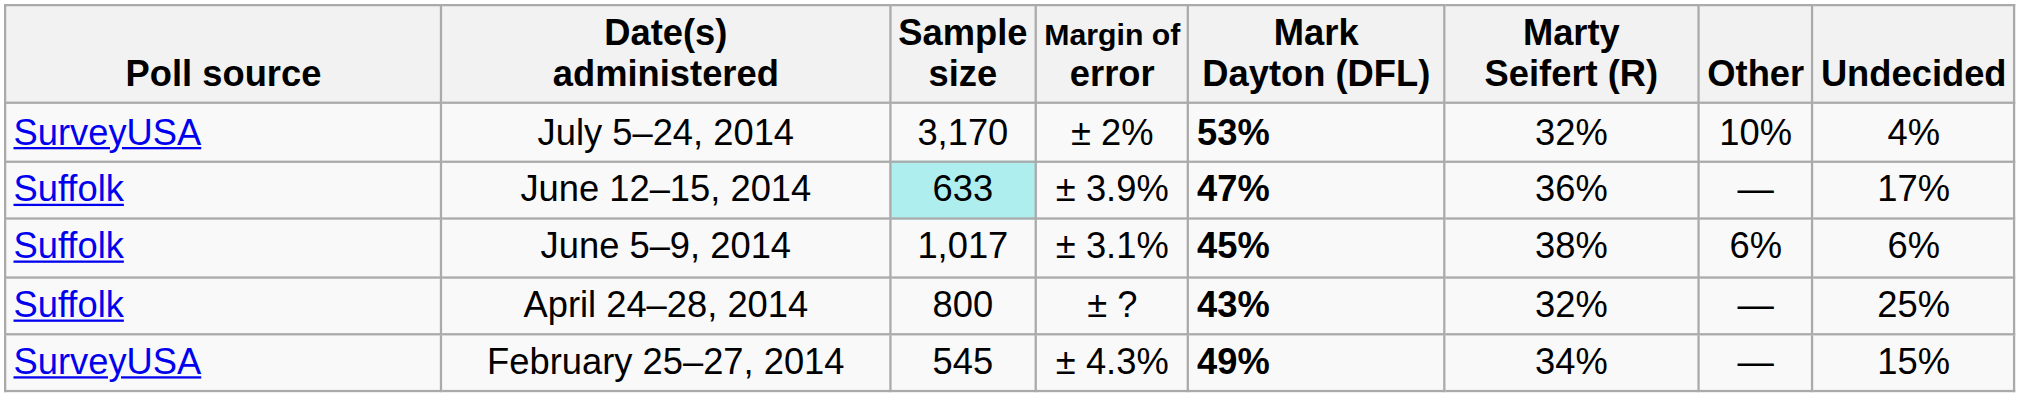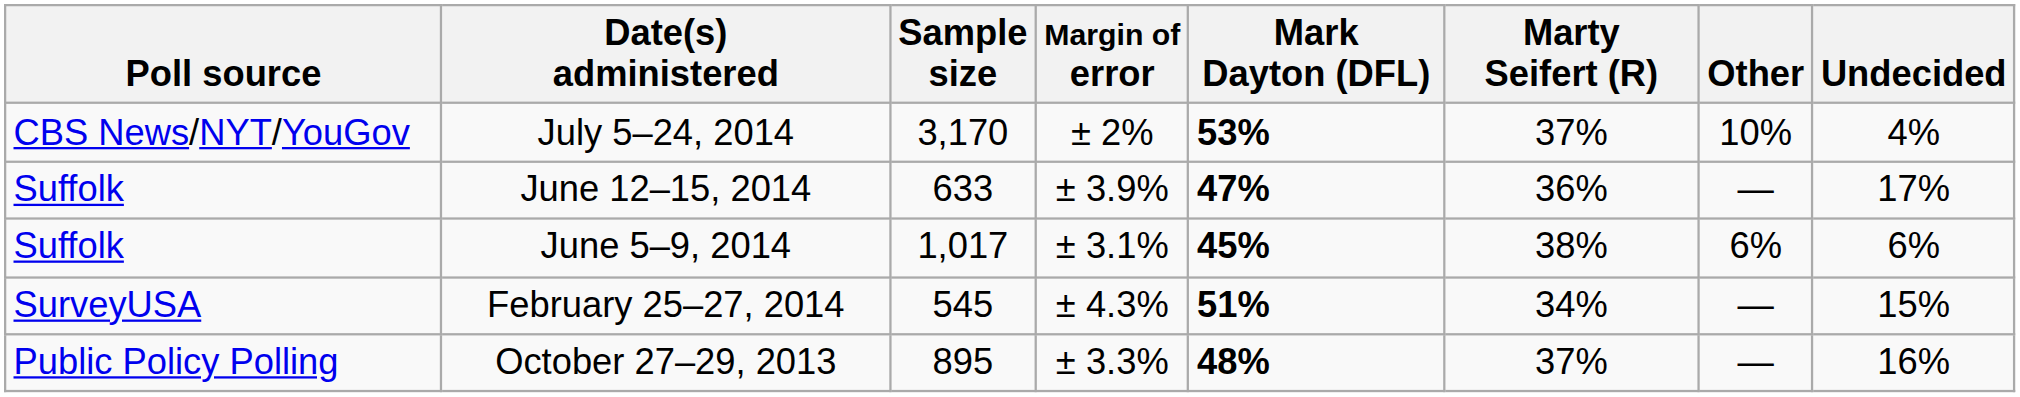(107, 131) SurveyUSA -> (212, 131) CBS News/NYT/YouGov
(1571, 131) 32% -> (1571, 131) 37%
(963, 189) paleturquoise background -> (963, 189) no background
- row: (666, 304)
(1233, 362) 49% -> (1233, 304) 51%
+ row: (666, 362)
